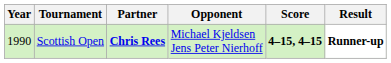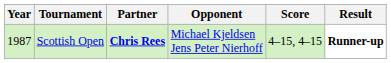(19, 41) 1990 -> (19, 41) 1987
(295, 41) bold -> (295, 41) normal
